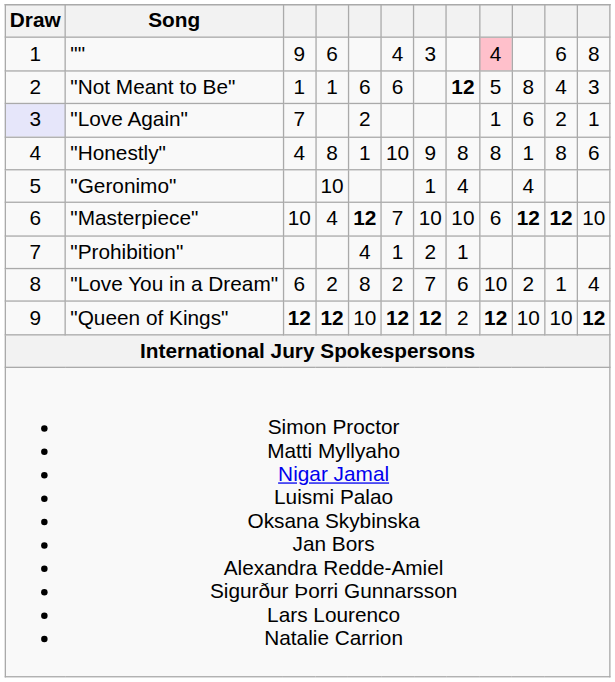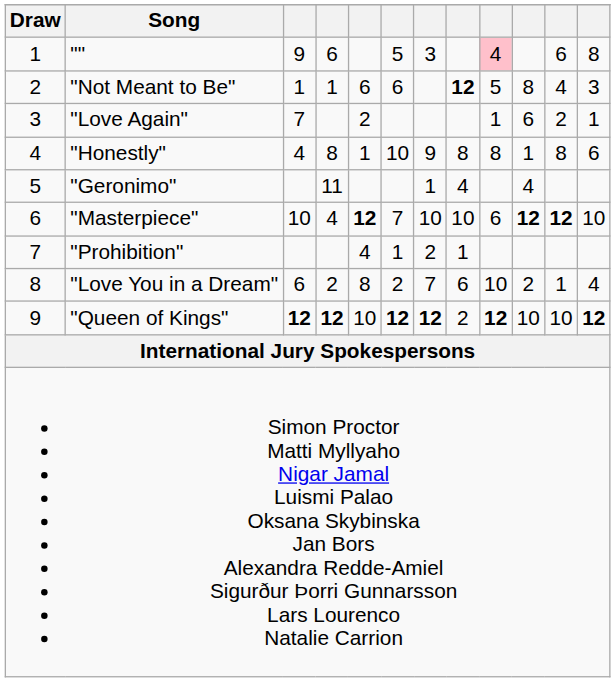(397, 53) 4 -> (397, 53) 5
(35, 119) lavender background -> (35, 119) no background
(332, 185) 10 -> (332, 185) 11
